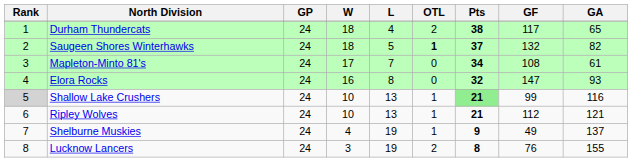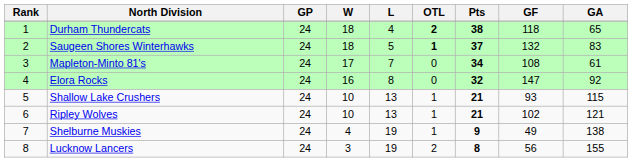(434, 30) normal -> (434, 30) bold
(531, 30) 117 -> (531, 30) 118
(595, 47) 82 -> (595, 47) 83
(595, 81) 93 -> (595, 81) 92
(26, 98) lightgrey background -> (26, 98) no background
(477, 98) lightgreen background -> (477, 98) no background
(531, 98) 99 -> (531, 98) 93
(595, 98) 116 -> (595, 98) 115
(531, 115) 112 -> (531, 115) 102
(595, 132) 137 -> (595, 132) 138
(531, 149) 76 -> (531, 149) 56
